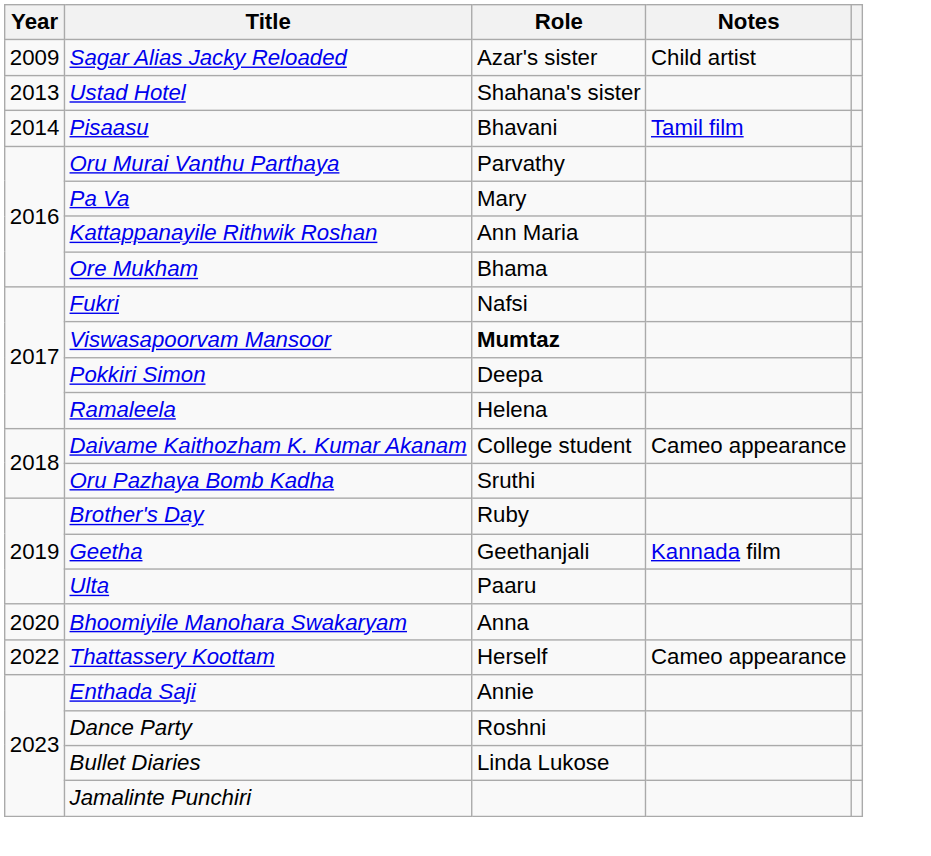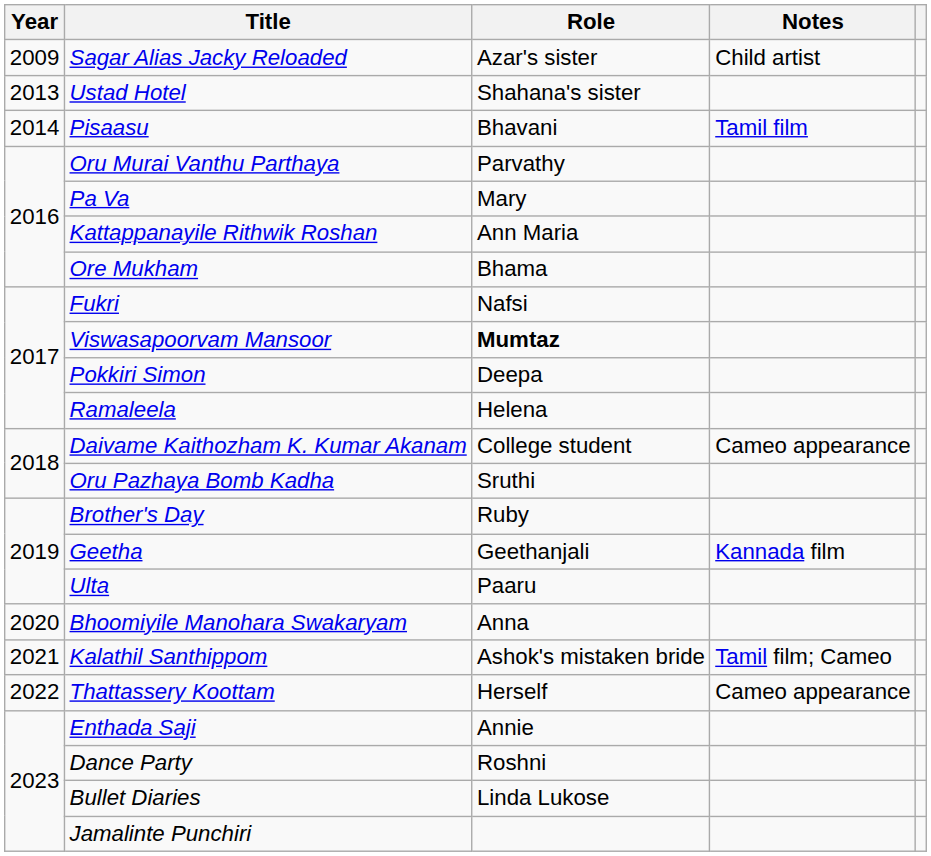+ row: (168, 657)
